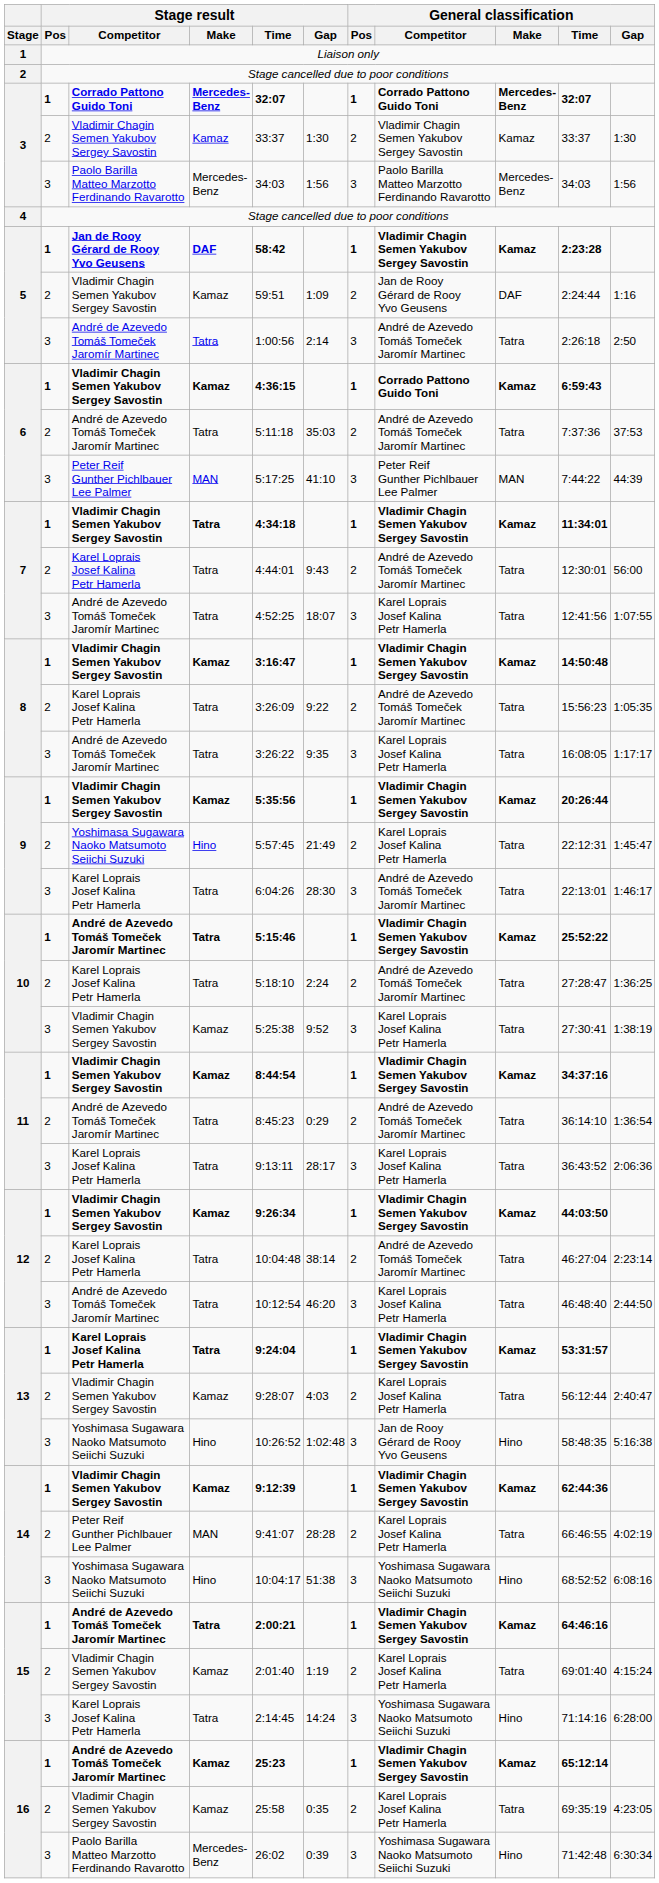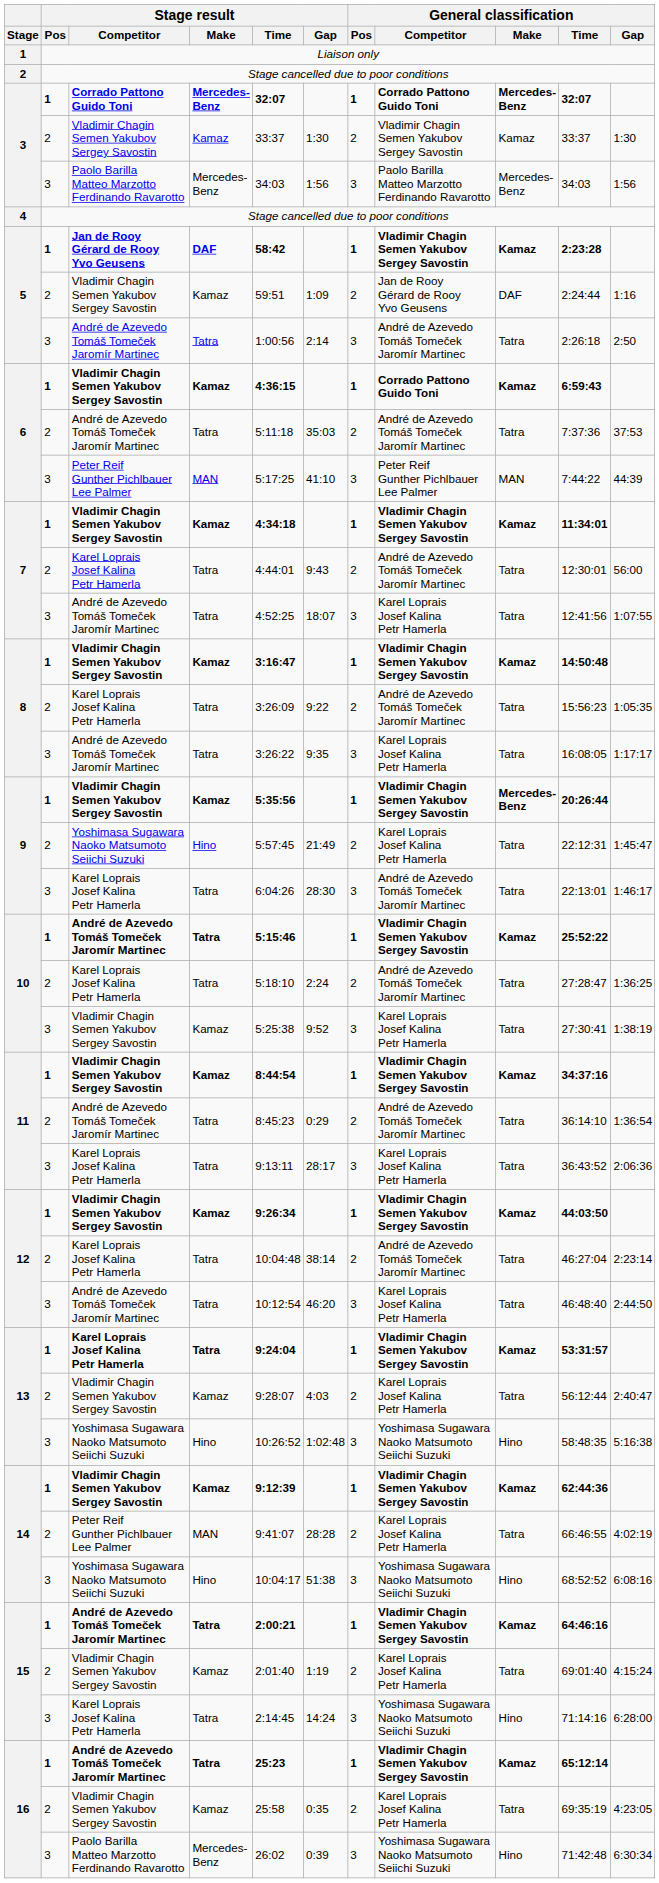(206, 523) Tatra -> (211, 523) Kamaz
(517, 799) Kamaz -> (527, 799) Mercedes-Benz
(419, 1441) Jan de Rooy Gérard de Rooy Yvo Geusens -> (434, 1441) Yoshimasa Sugawara Naoko Matsumoto Seiichi Suzuki
(211, 1762) Kamaz -> (206, 1762) Tatra
